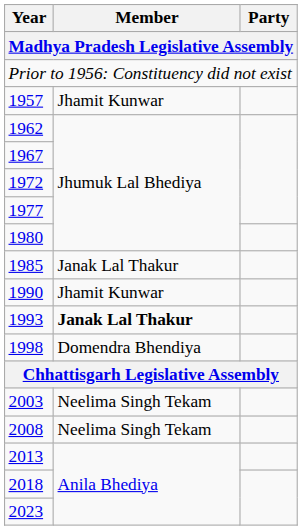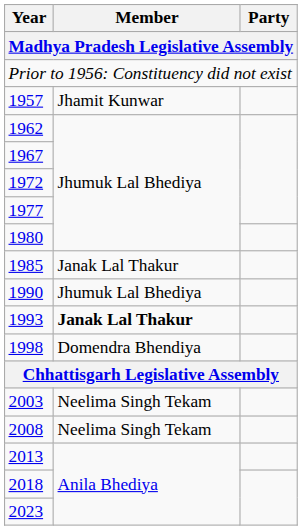(111, 292) Jhamit Kunwar -> (130, 292) Jhumuk Lal Bhediya
